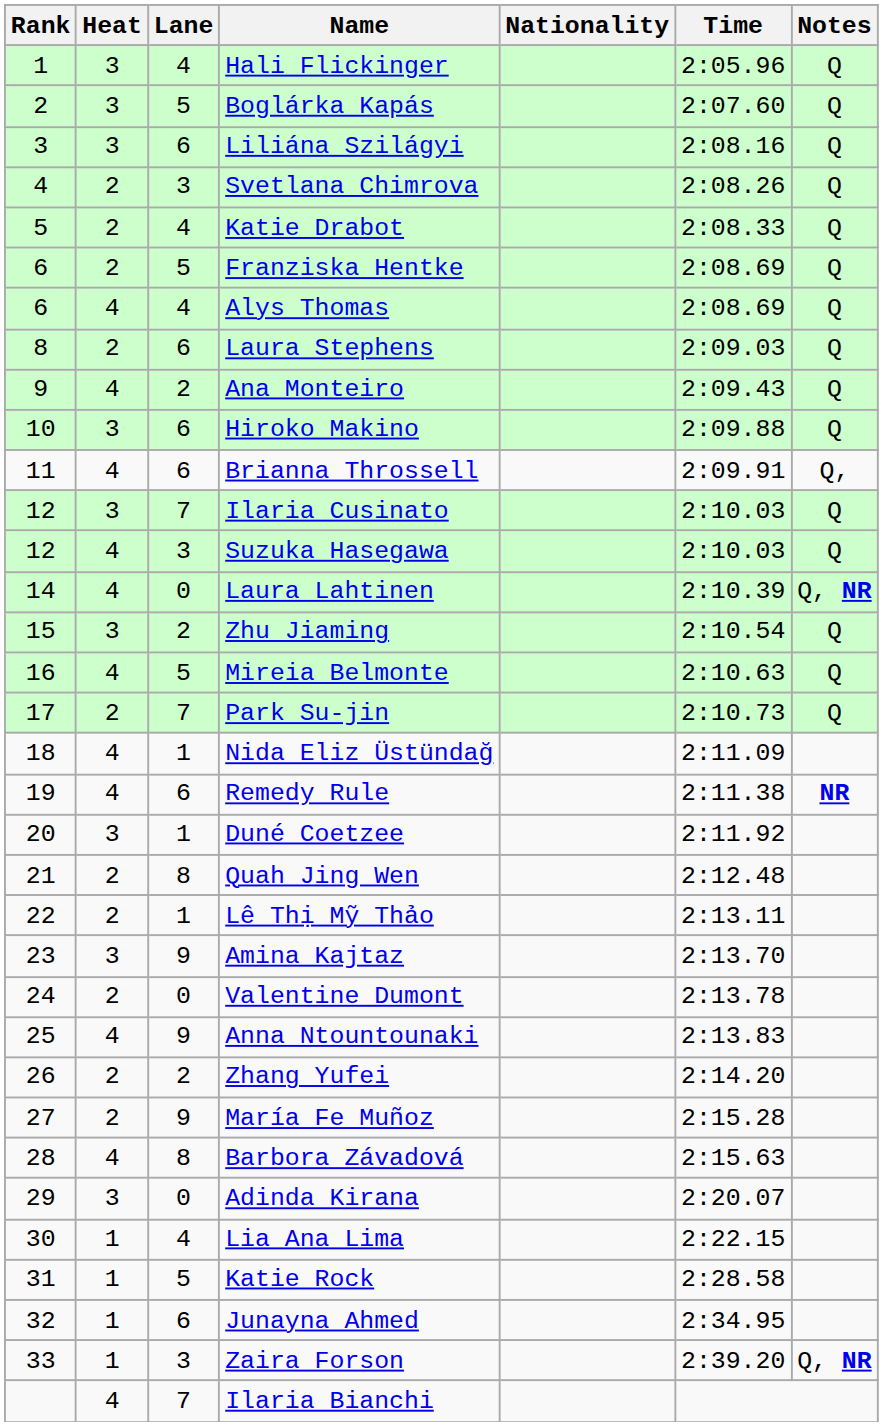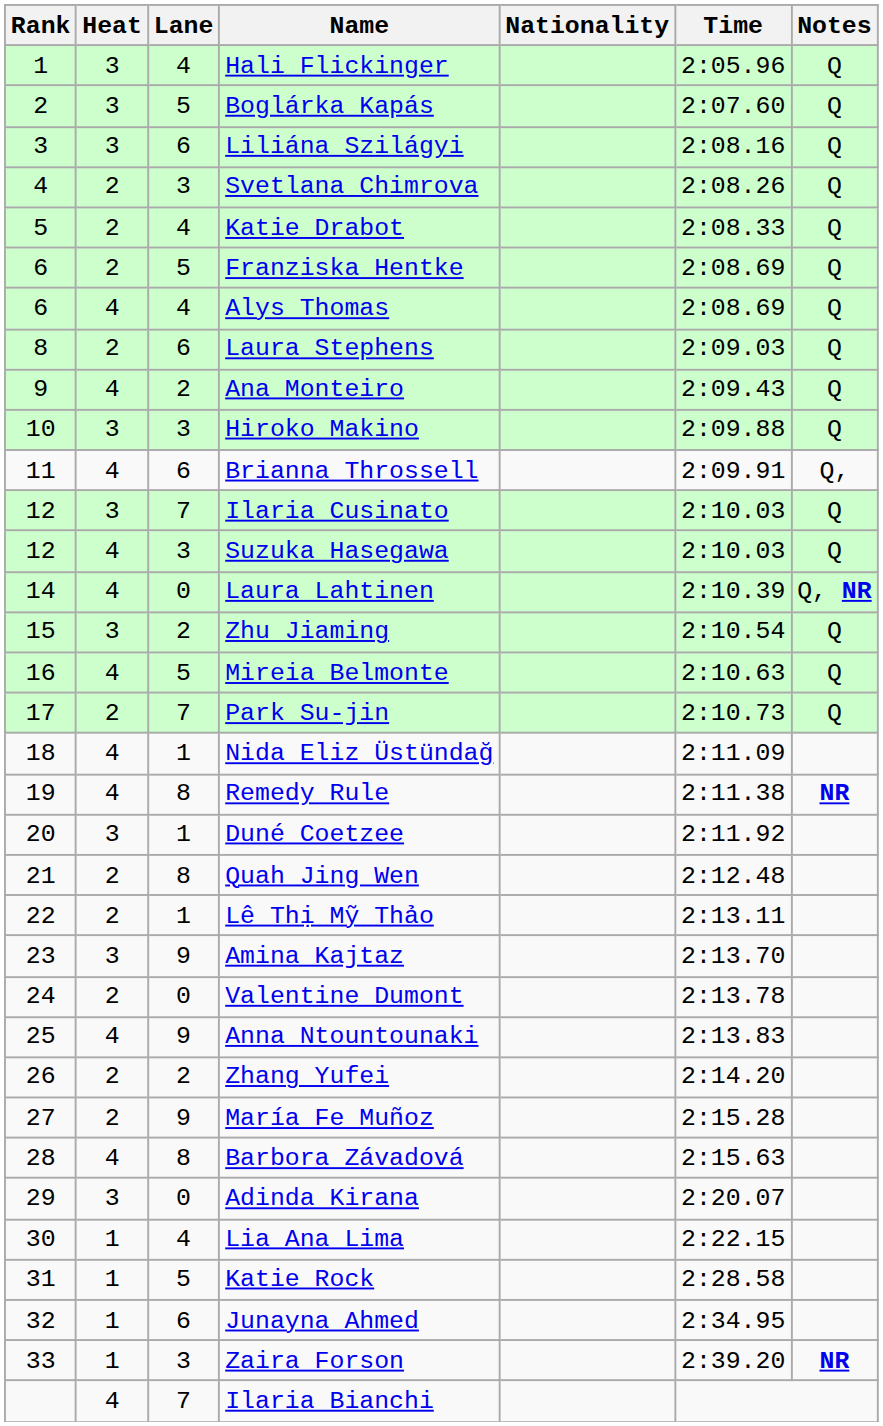(184, 430) 6 -> (184, 430) 3
(184, 794) 6 -> (184, 794) 8
(834, 1361) Q, NR -> (834, 1361) NR
